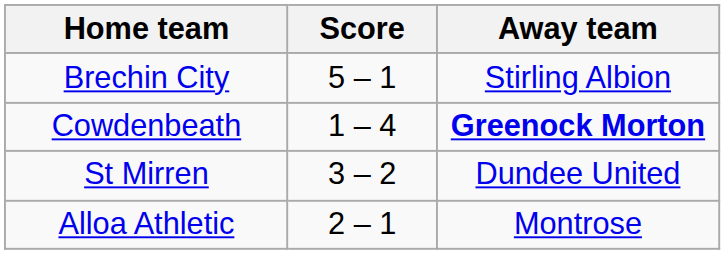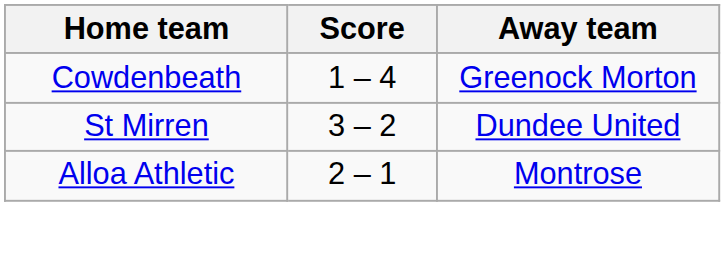- row: (146, 77)
(578, 126) bold -> (578, 77) normal
